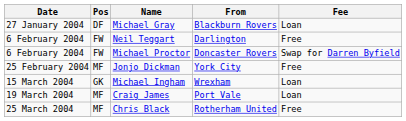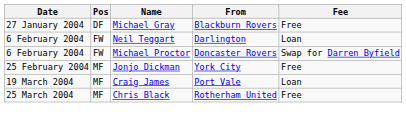(291, 25) Loan -> (291, 25) Free
(291, 39) Free -> (291, 39) Loan
- row: (149, 81)
